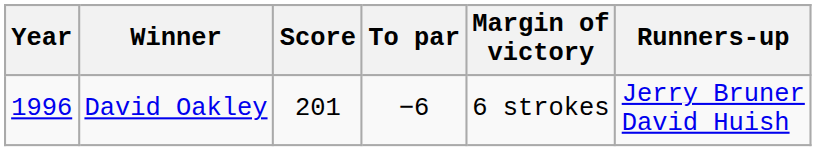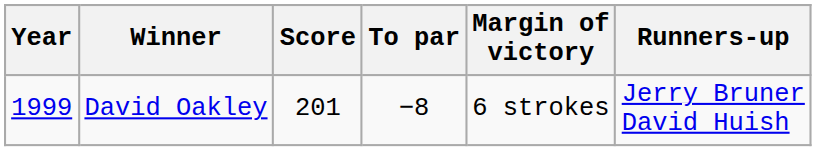(42, 110) 1996 -> (42, 110) 1999
(414, 110) −6 -> (414, 110) −8
